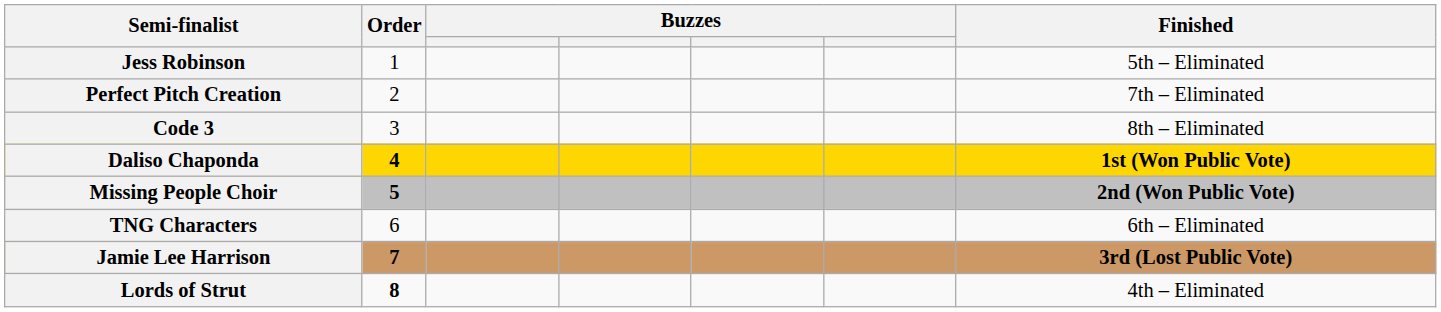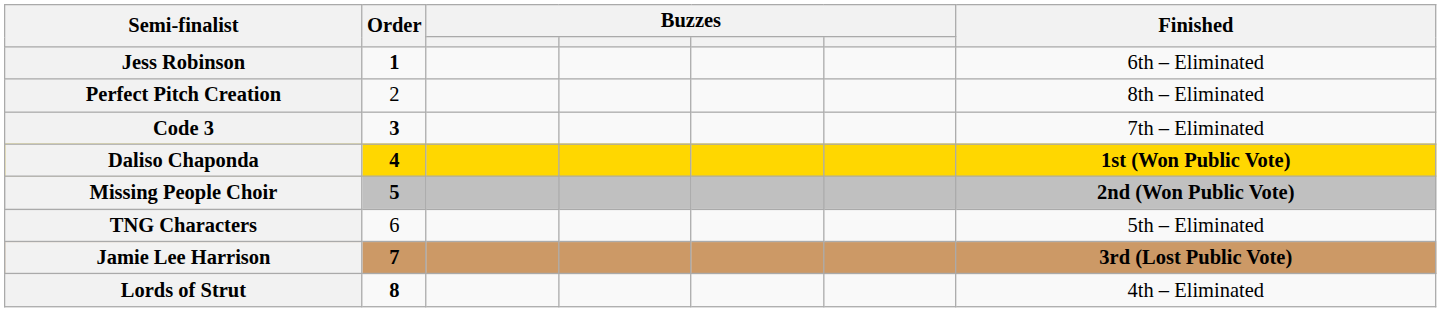(394, 62) normal -> (394, 62) bold
(1196, 62) 5th – Eliminated -> (1196, 62) 6th – Eliminated
(1196, 95) 7th – Eliminated -> (1196, 95) 8th – Eliminated
(394, 127) normal -> (394, 127) bold
(1196, 127) 8th – Eliminated -> (1196, 127) 7th – Eliminated
(1196, 225) 6th – Eliminated -> (1196, 225) 5th – Eliminated
